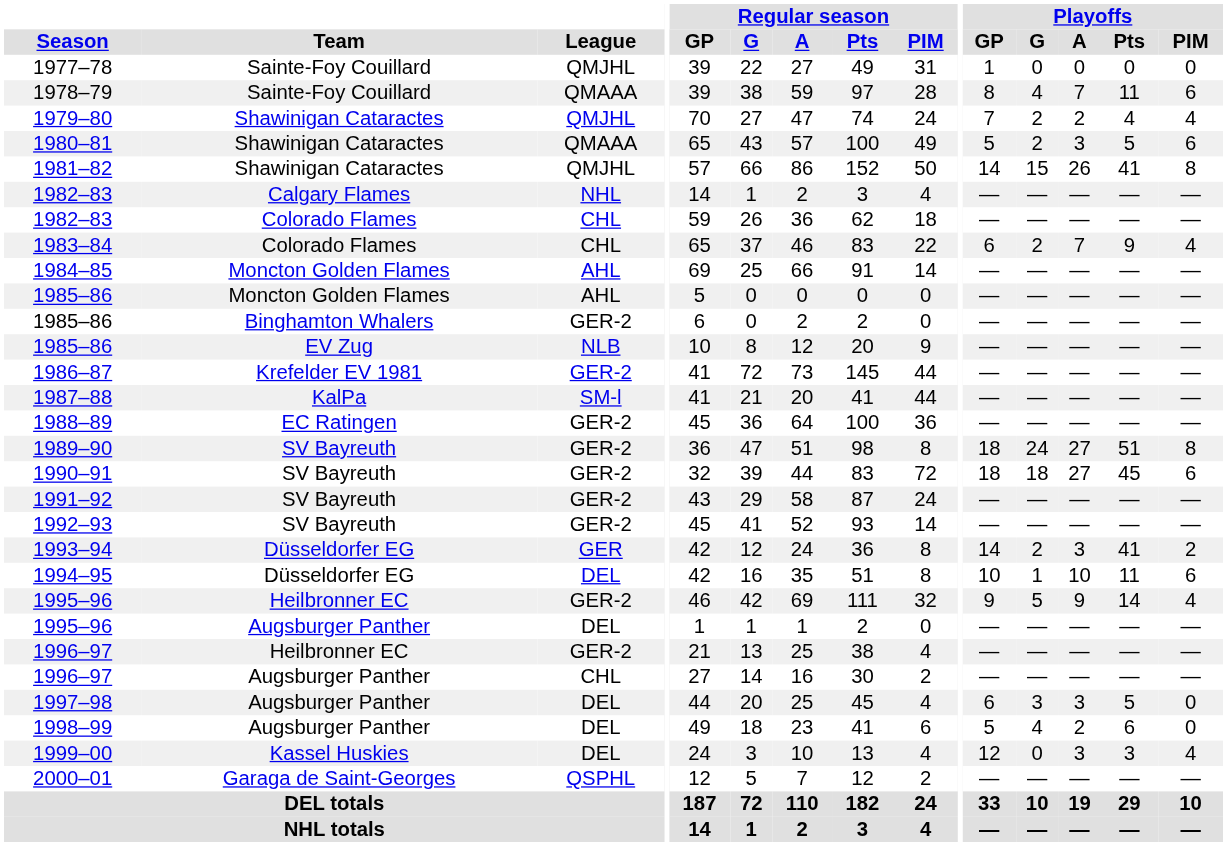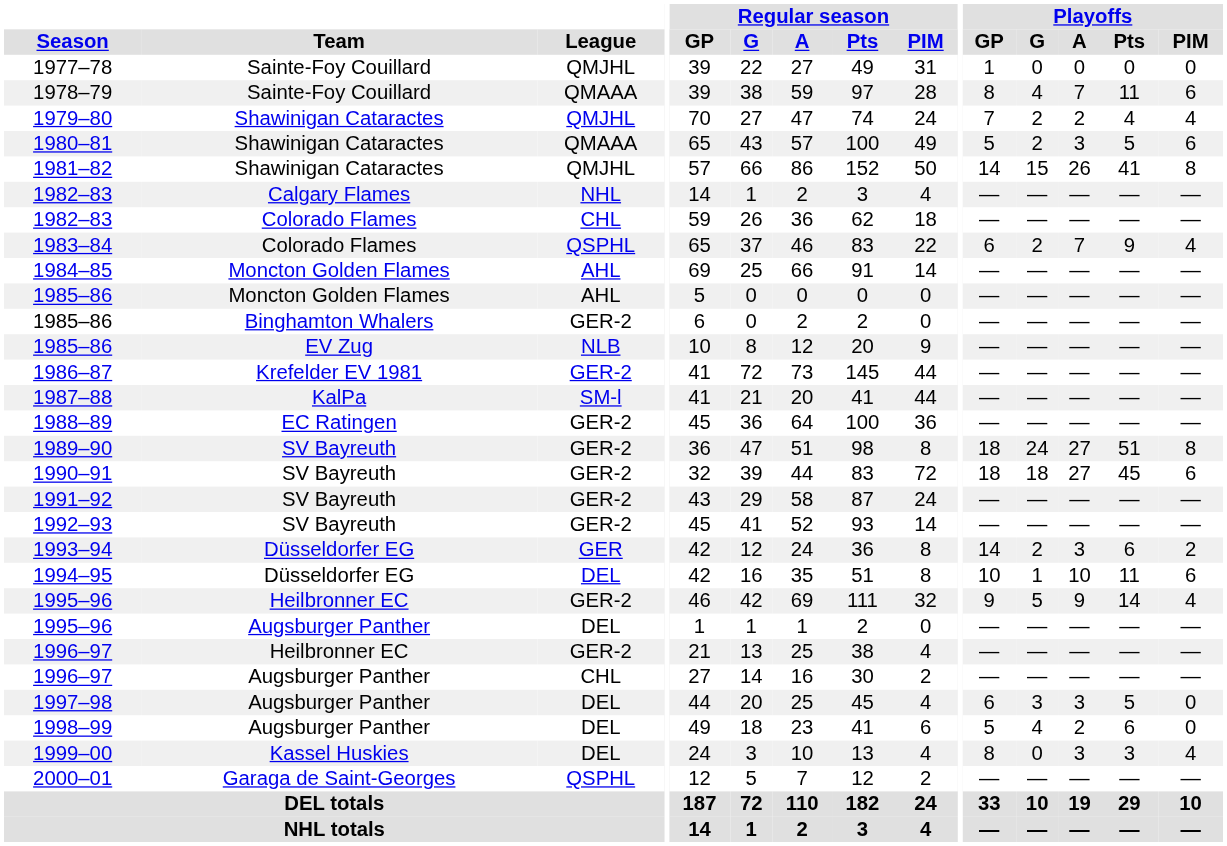(601, 245) CHL -> (601, 245) QSPHL
(1129, 549) 41 -> (1129, 549) 6
(989, 753) 12 -> (989, 753) 8
